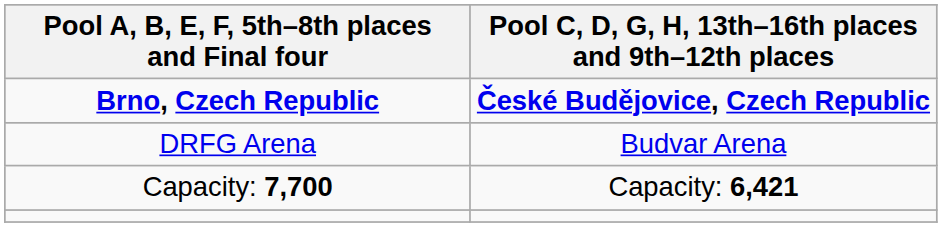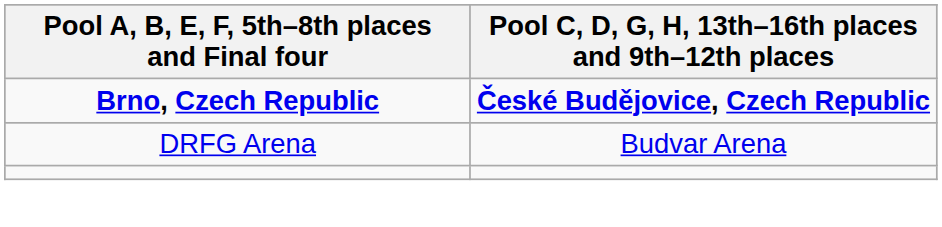- row: (238, 187)
